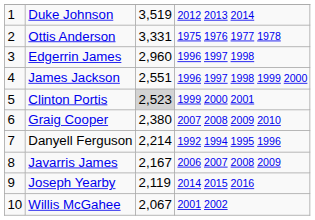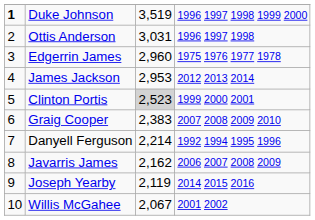(11, 15) normal -> (11, 15) bold
(216, 15) 2012 2013 2014 -> (242, 15) 1996 1997 1998 1999 2000
(155, 36) 3,331 -> (155, 36) 3,031
(229, 36) 1975 1976 1977 1978 -> (216, 36) 1996 1997 1998
(216, 57) 1996 1997 1998 -> (229, 57) 1975 1976 1977 1978
(155, 78) 2,551 -> (155, 78) 2,953
(242, 78) 1996 1997 1998 1999 2000 -> (216, 78) 2012 2013 2014
(155, 120) 2,380 -> (155, 120) 2,383
(155, 162) 2,167 -> (155, 162) 2,162
